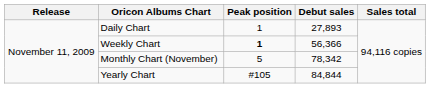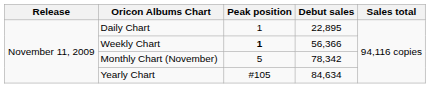(326, 28) 27,893 -> (326, 28) 22,895
(326, 75) 84,844 -> (326, 75) 84,634
